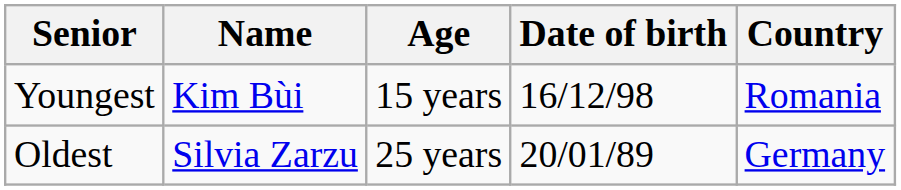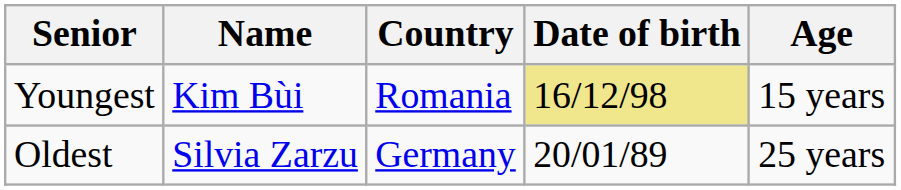columns swapped: (815, 34) <-> (439, 34)
(587, 94) no background -> (600, 94) khaki background
